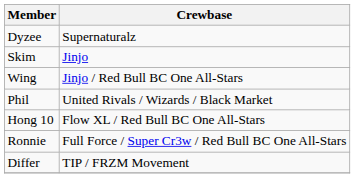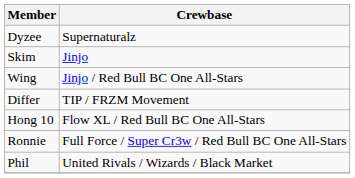rows swapped: (24, 162) <-> (18, 99)
